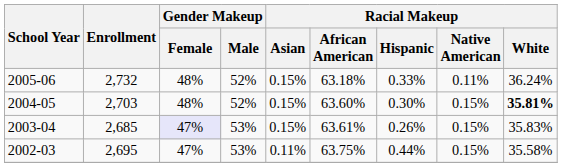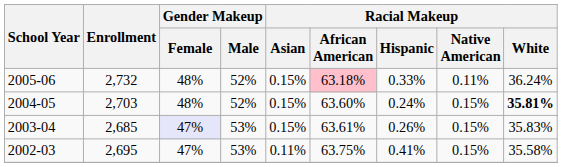(343, 80) no background -> (343, 80) pink background
(407, 104) 0.30% -> (407, 104) 0.24%
(407, 151) 0.44% -> (407, 151) 0.41%
